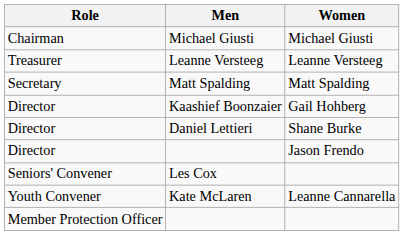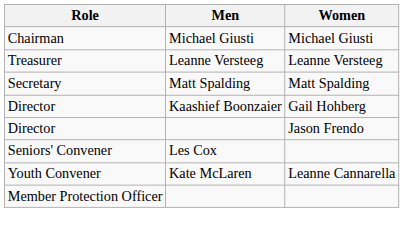- row: (211, 128)
